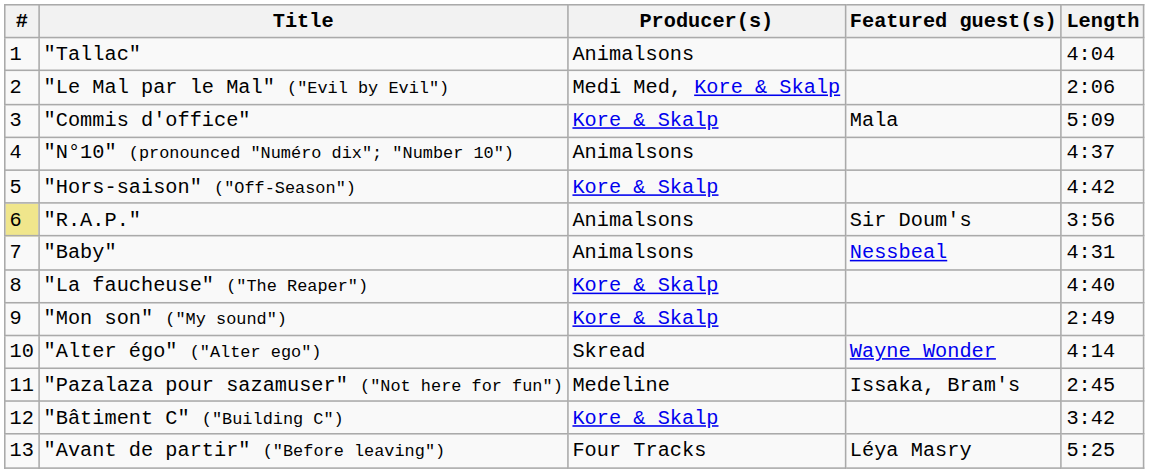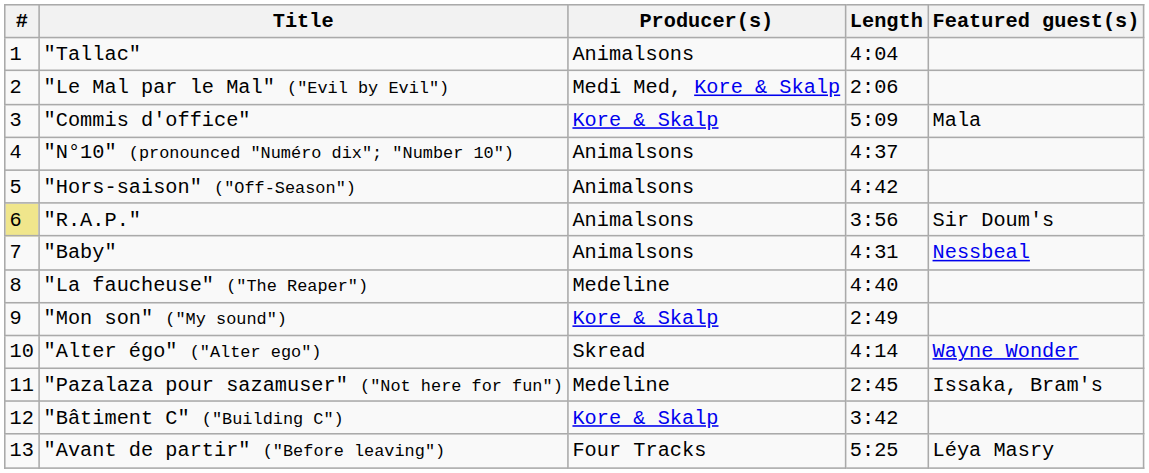columns swapped: (953, 21) <-> (1103, 21)
(645, 187) Kore & Skalp -> (633, 187) Animalsons
(645, 286) Kore & Skalp -> (621, 286) Medeline
